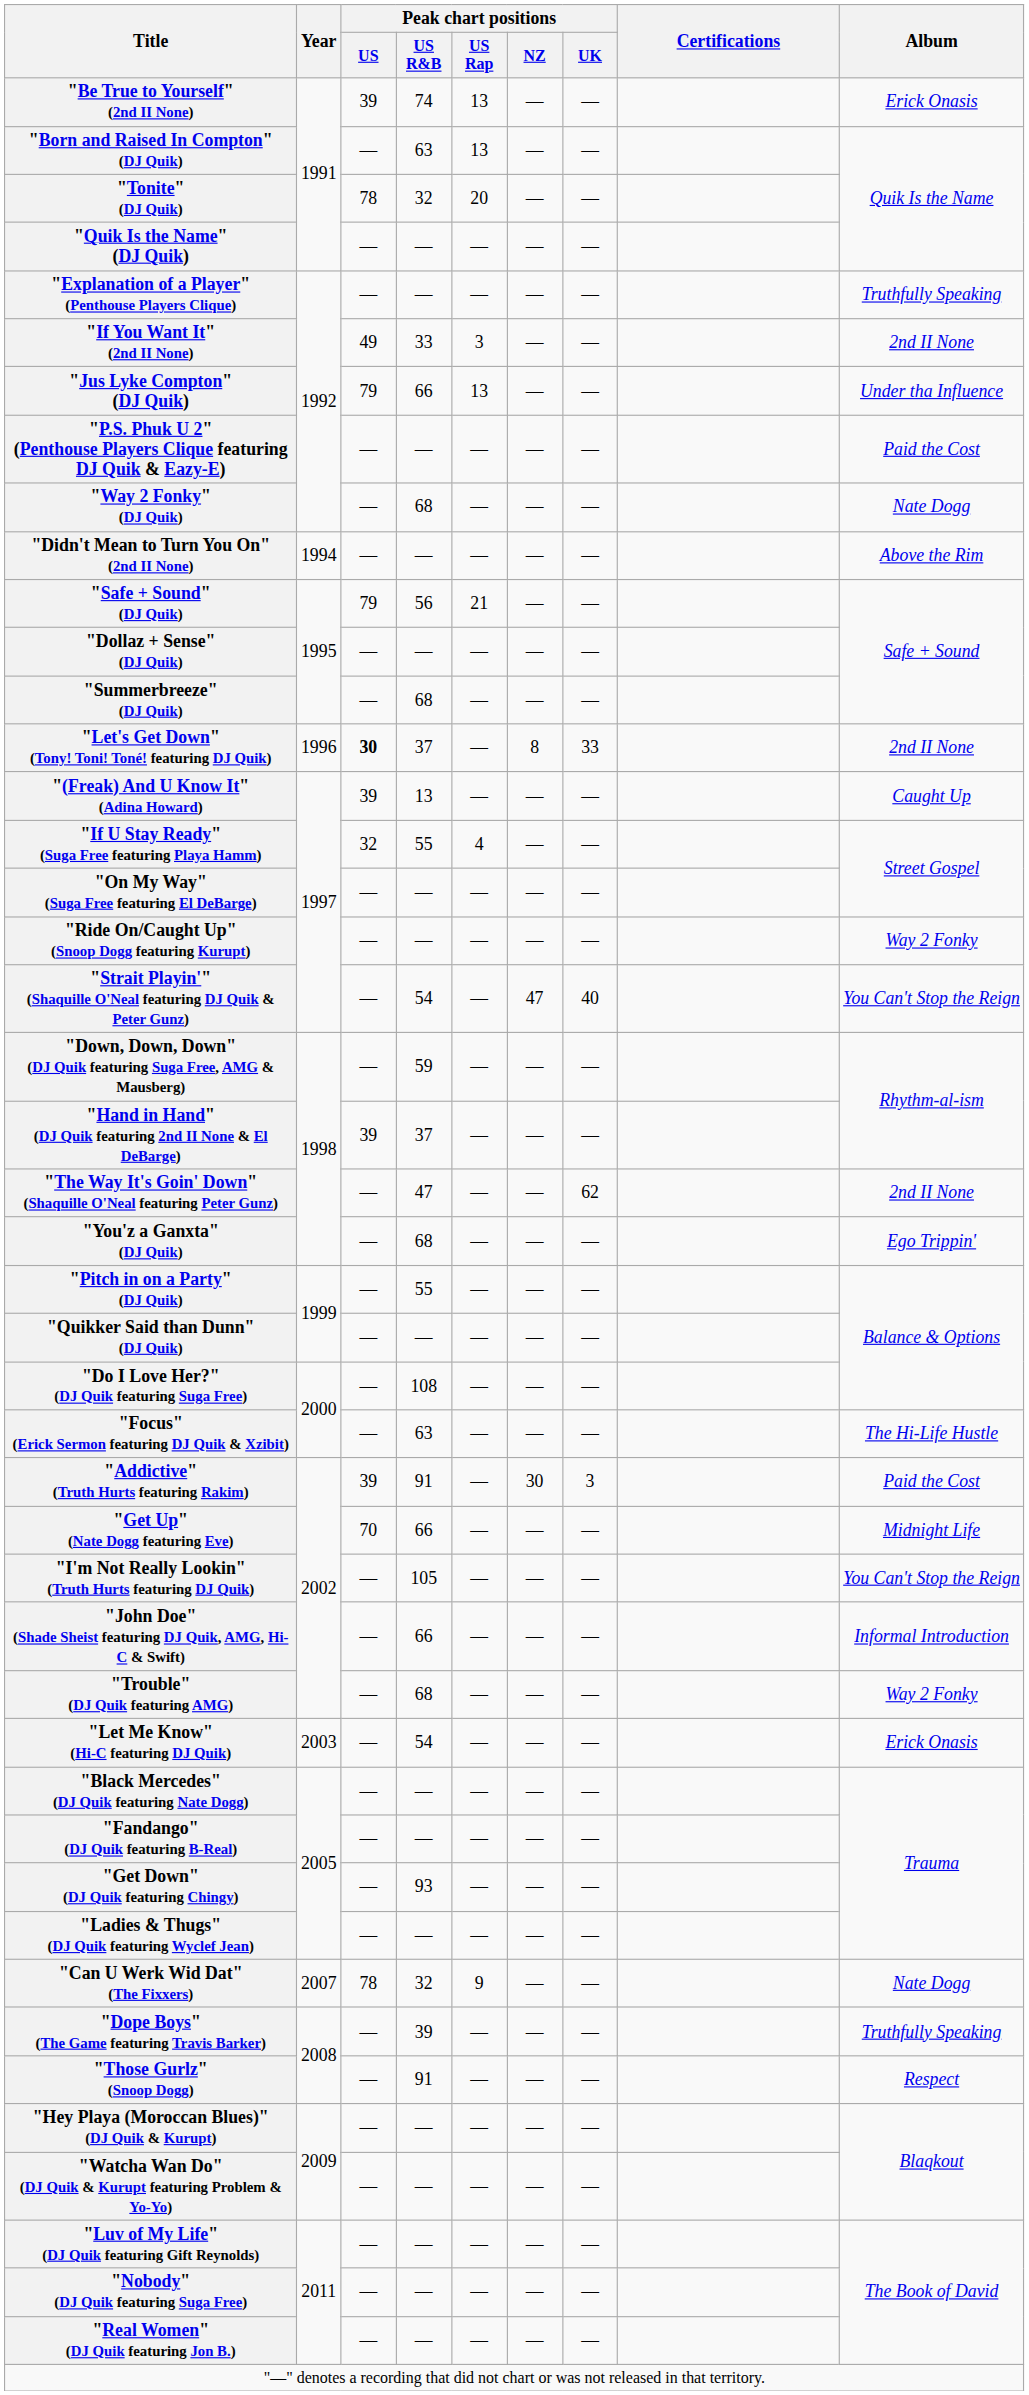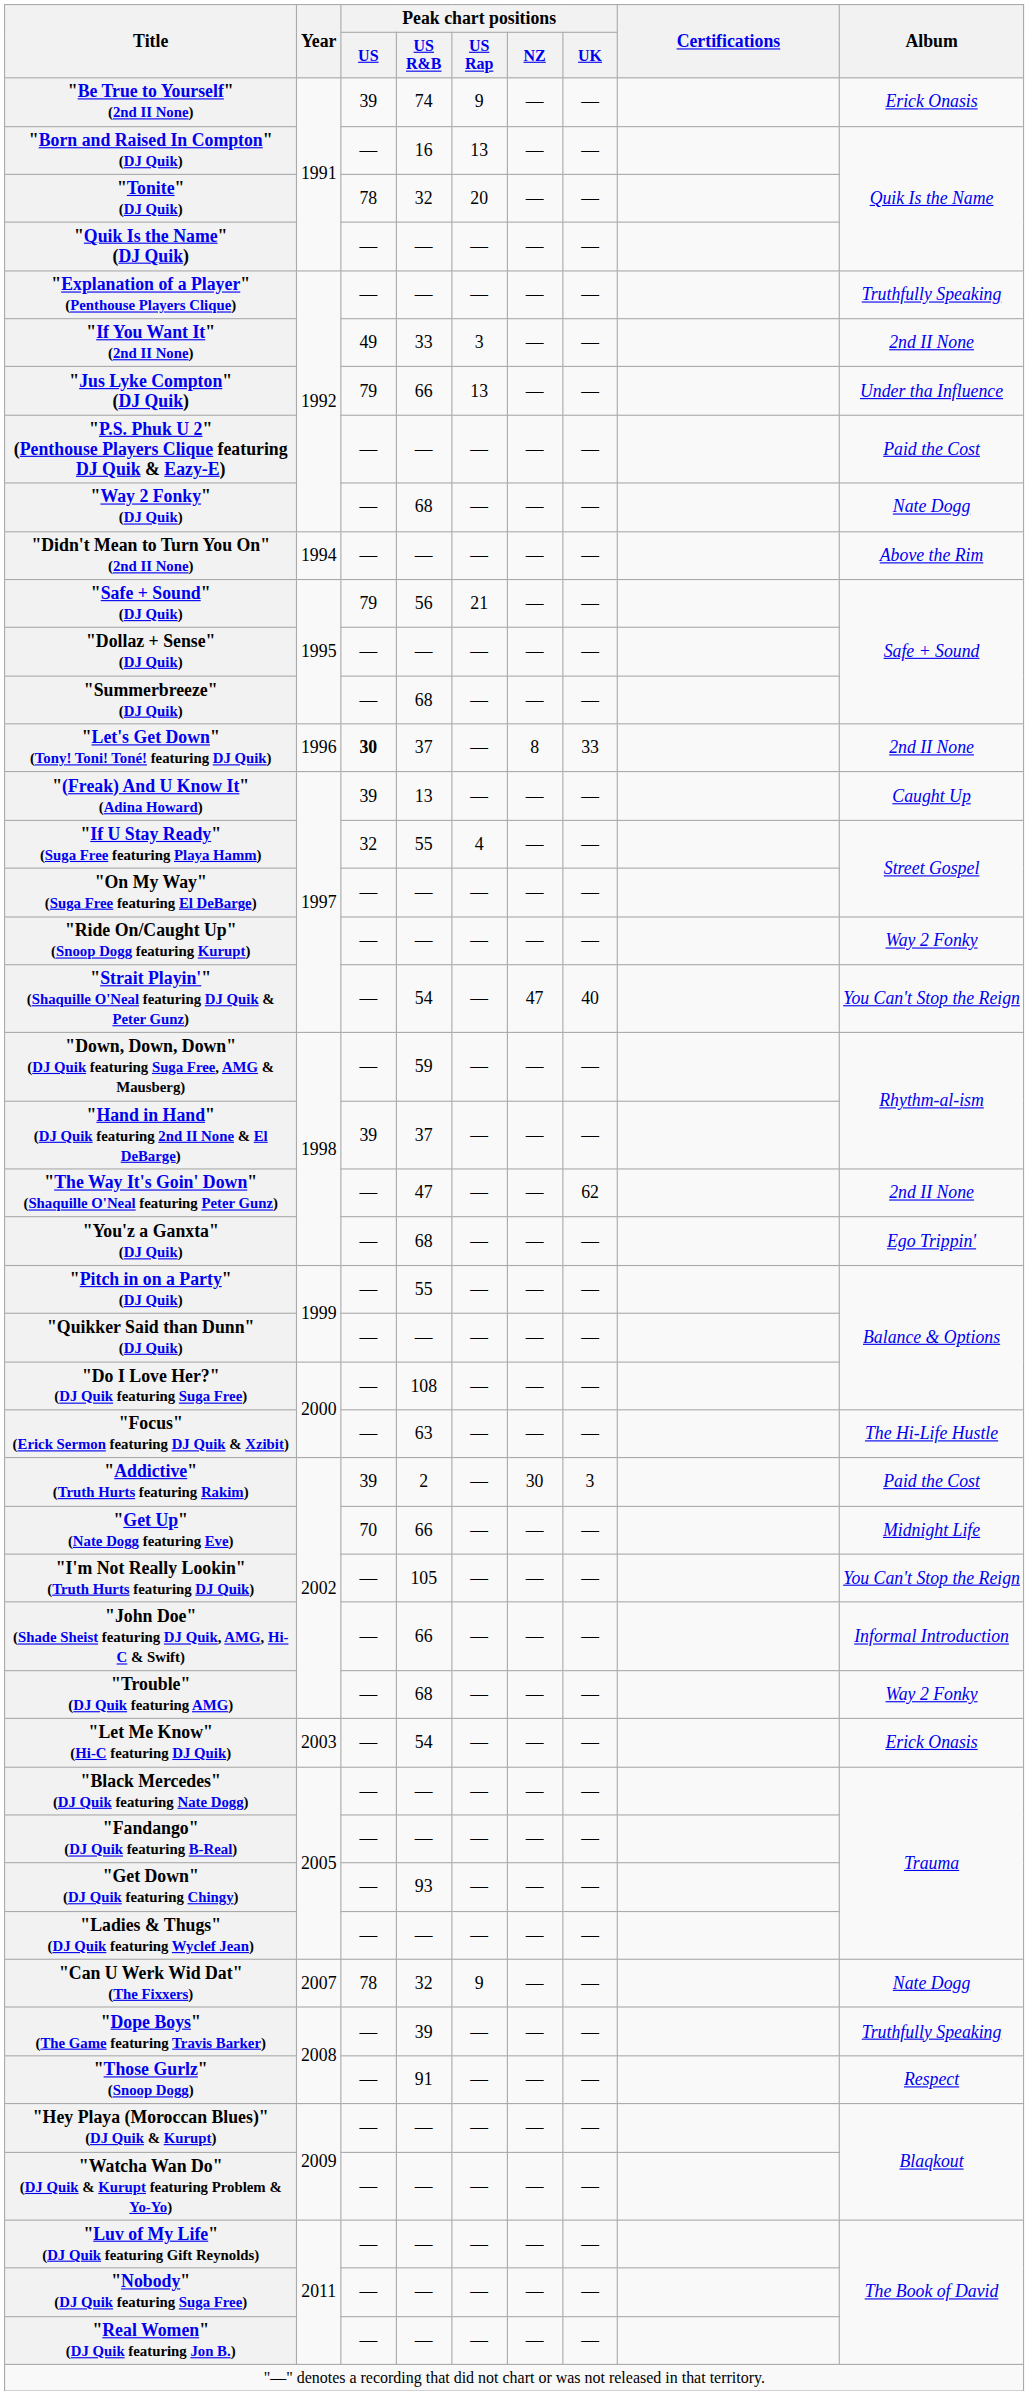(479, 101) 13 -> (479, 101) 9
(424, 150) 63 -> (424, 150) 16
(424, 1481) 91 -> (424, 1481) 2
